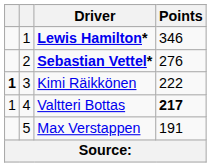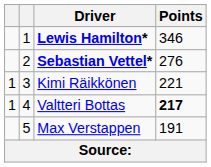(12, 83) bold -> (12, 83) normal
(171, 83) 222 -> (171, 83) 221
